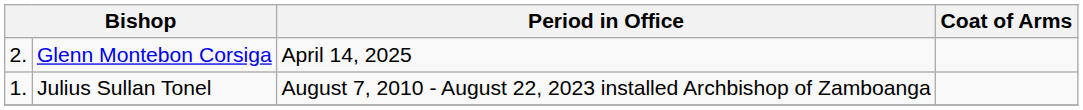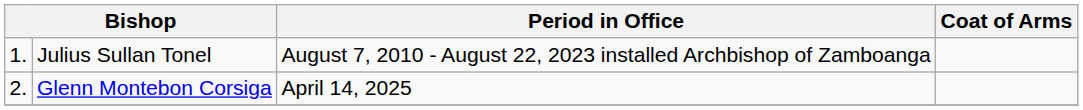rows swapped: (124, 88) <-> (154, 54)
